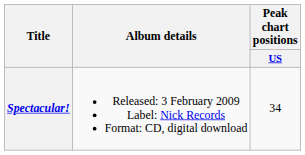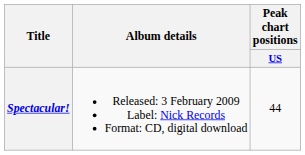(275, 108) 34 -> (275, 108) 44
